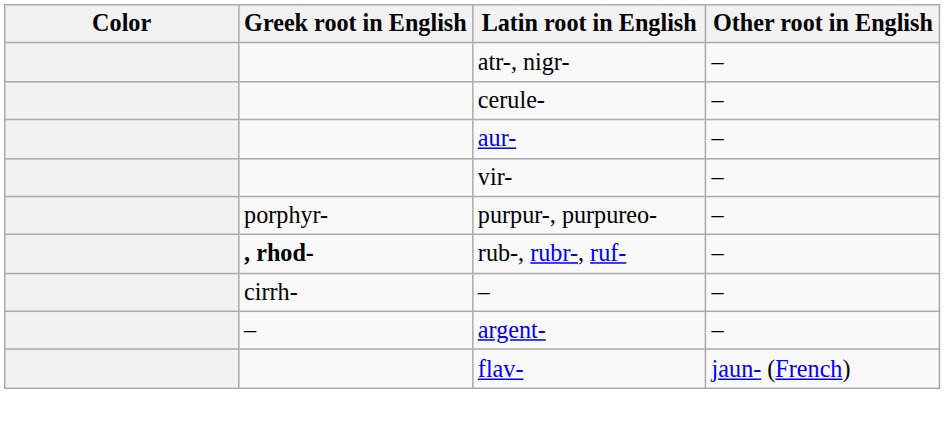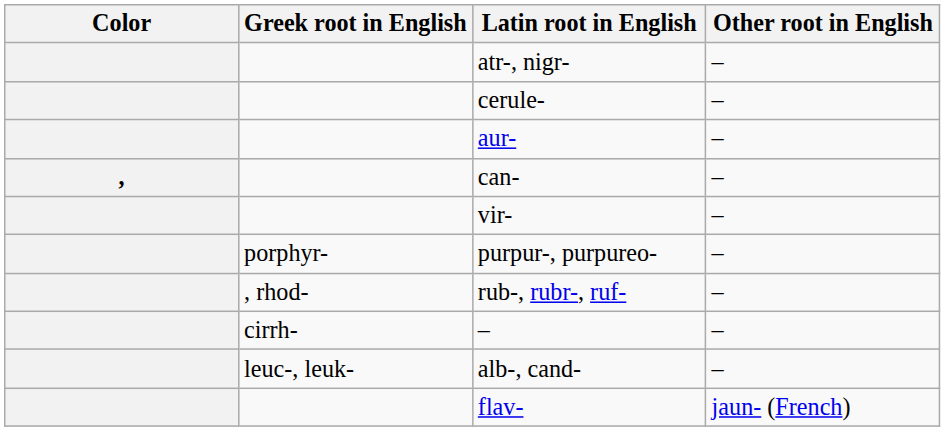+ row: (499, 176)
(279, 253) bold -> (276, 291) normal
- row: (512, 330)
+ row: (530, 368)
